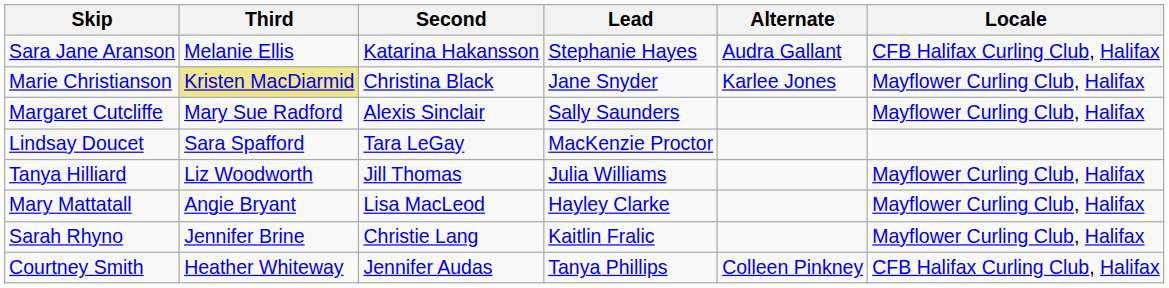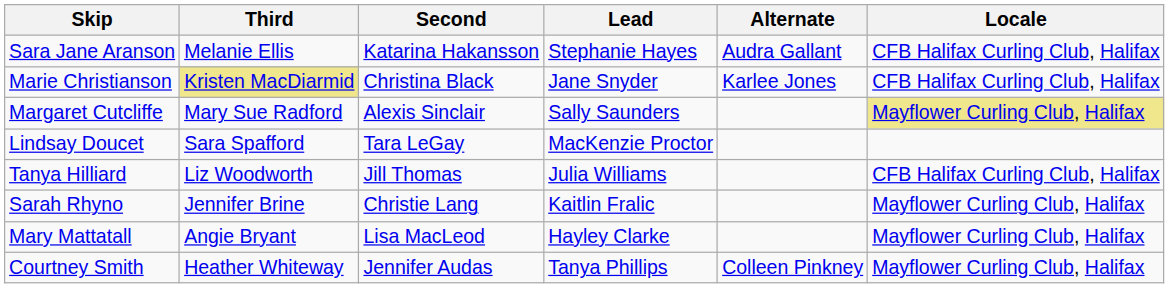(1008, 81) Mayflower Curling Club, Halifax -> (1016, 81) CFB Halifax Curling Club, Halifax
(1008, 112) no background -> (1008, 112) khaki background
(1008, 174) Mayflower Curling Club, Halifax -> (1016, 174) CFB Halifax Curling Club, Halifax
rows swapped: (70, 205) <-> (66, 236)
(1016, 267) CFB Halifax Curling Club, Halifax -> (1008, 267) Mayflower Curling Club, Halifax
